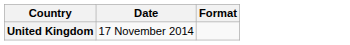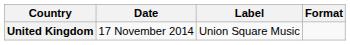+ column: (249, 13)
